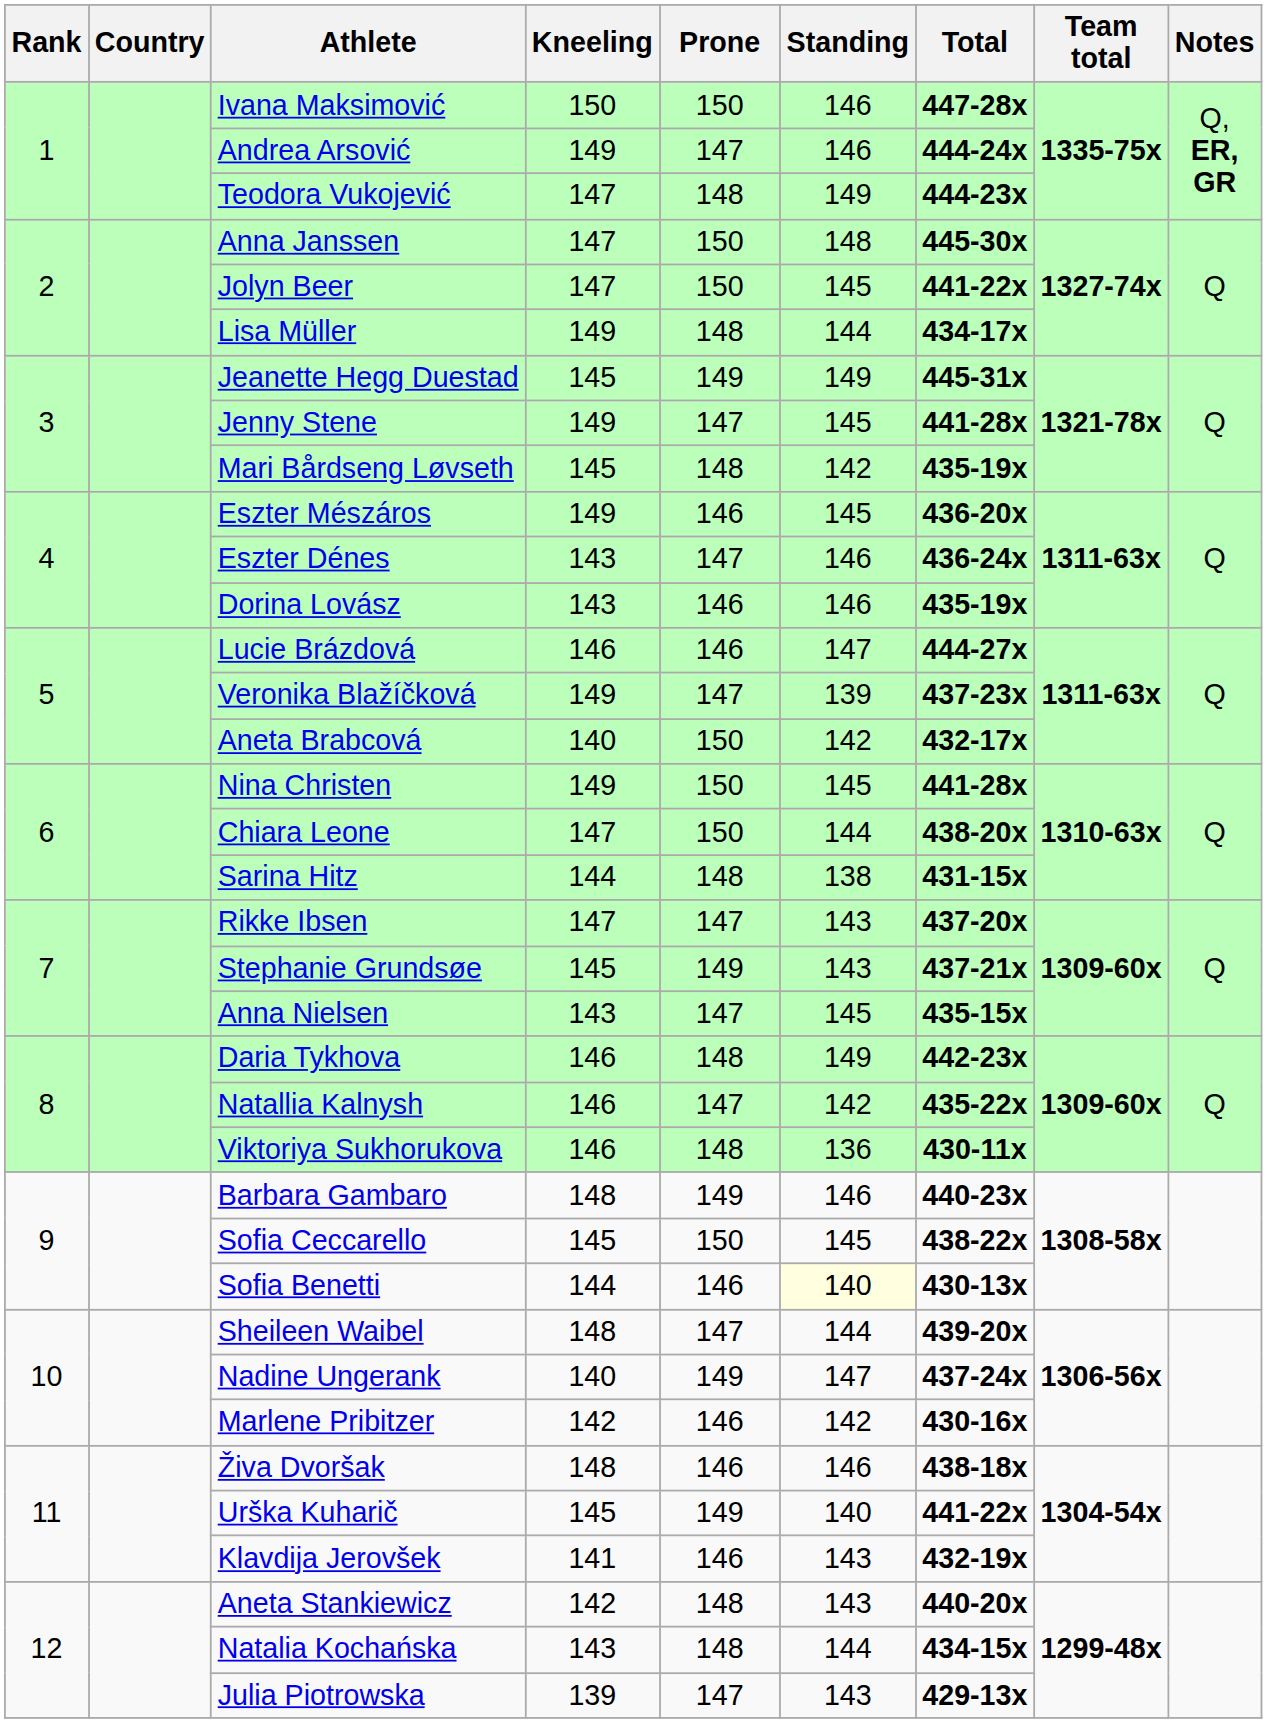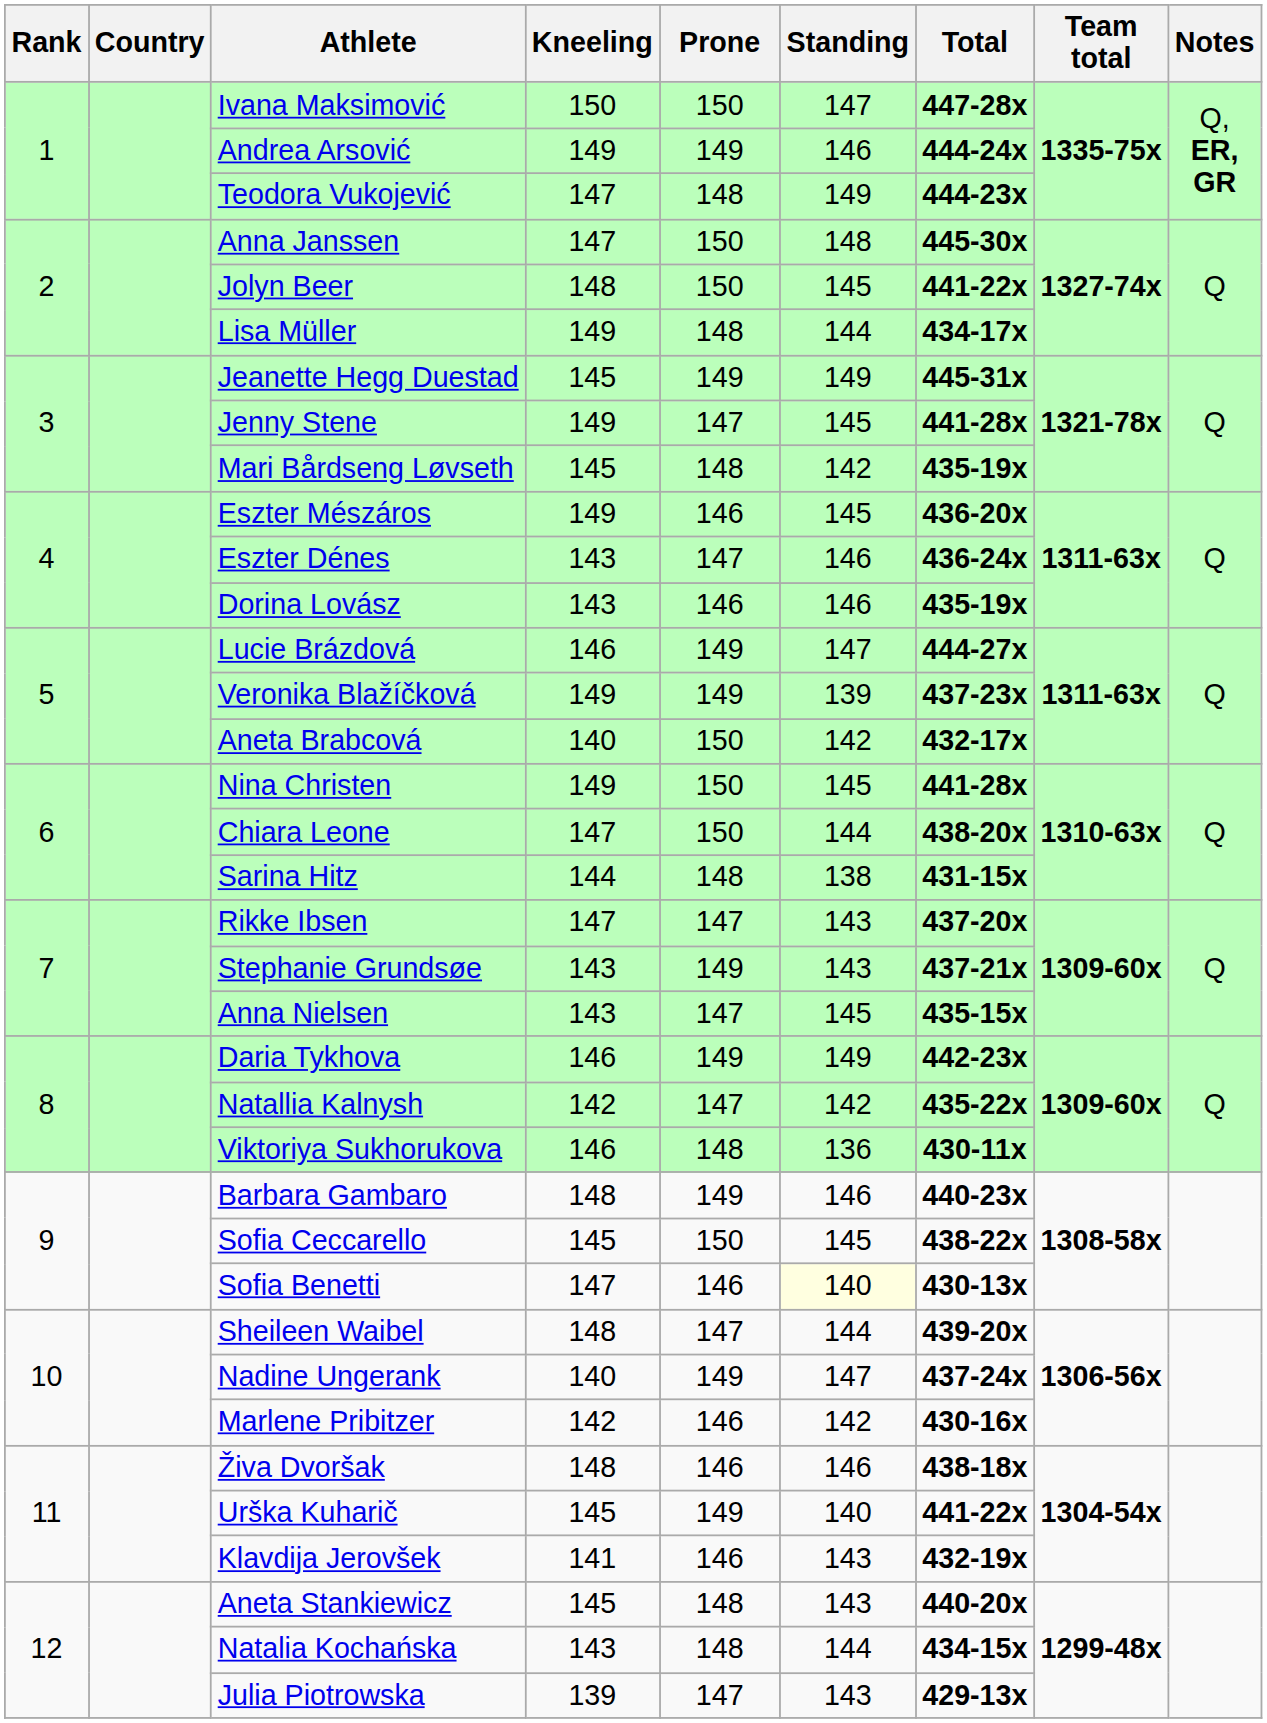(848, 104) 146 -> (848, 104) 147
(720, 150) 147 -> (720, 150) 149
(592, 286) 147 -> (592, 286) 148
(720, 649) 146 -> (720, 649) 149
(720, 695) 147 -> (720, 695) 149
(592, 967) 145 -> (592, 967) 143
(720, 1058) 148 -> (720, 1058) 149
(592, 1104) 146 -> (592, 1104) 142
(592, 1285) 144 -> (592, 1285) 147
(592, 1603) 142 -> (592, 1603) 145
